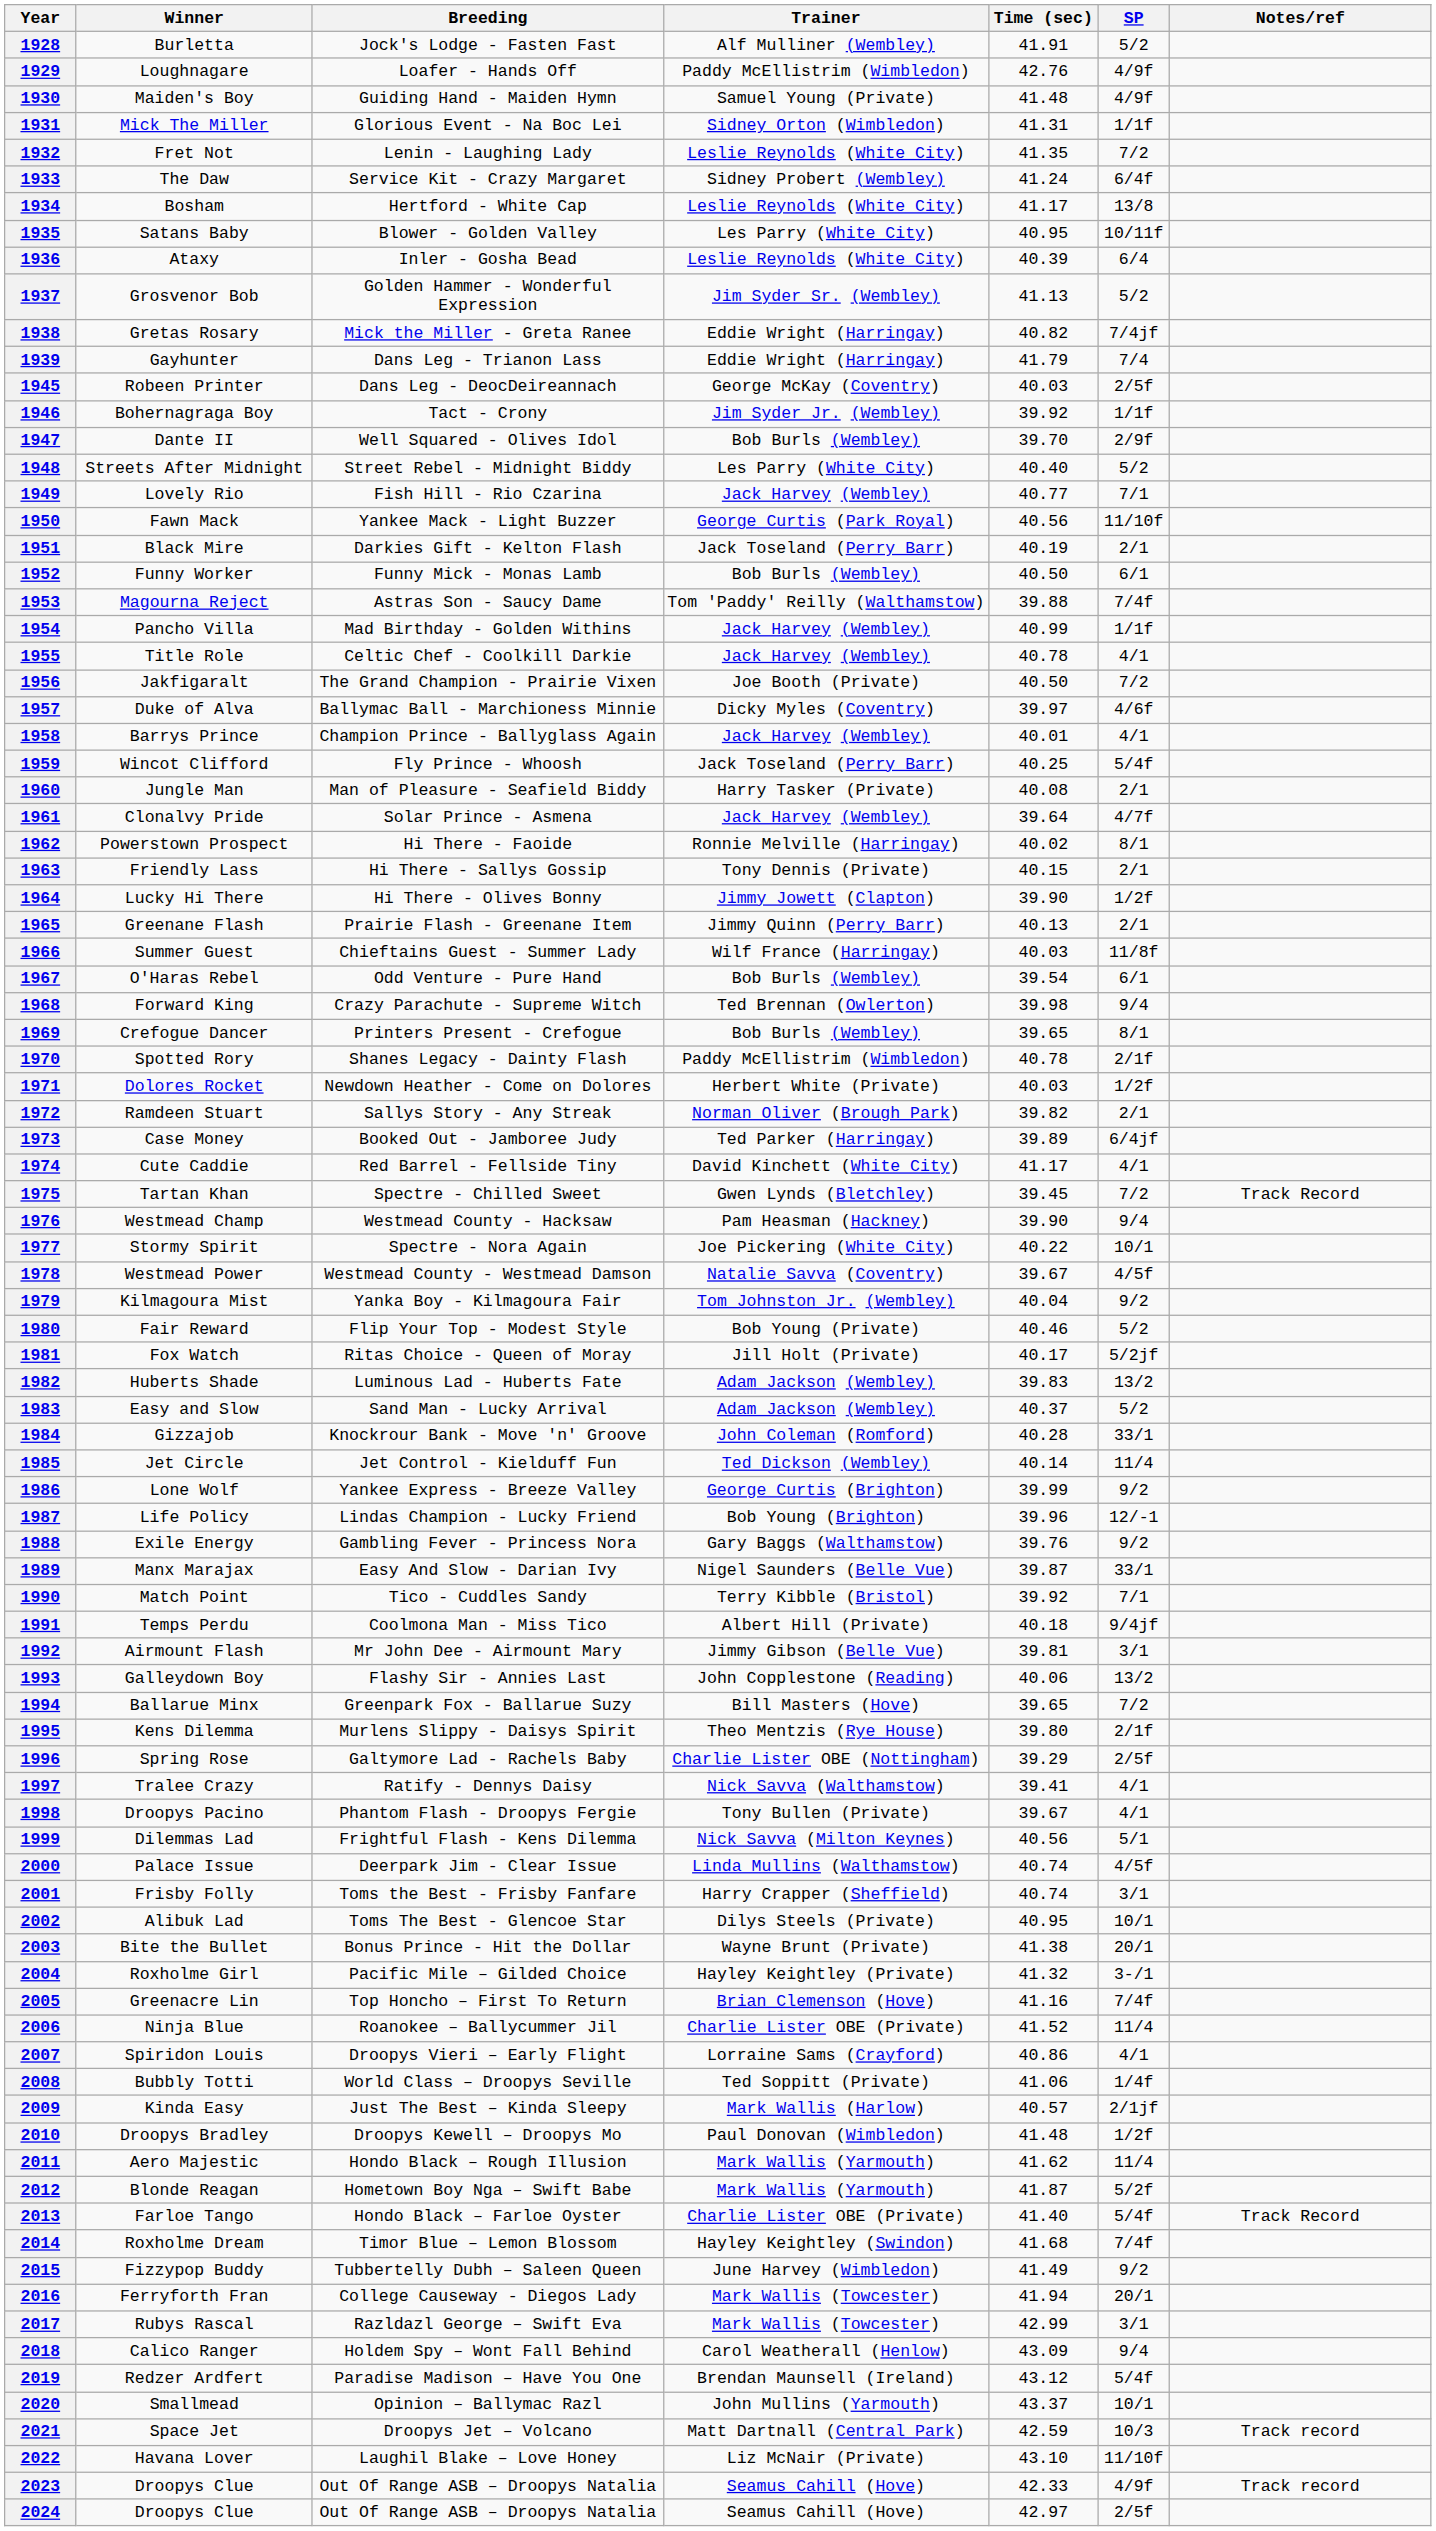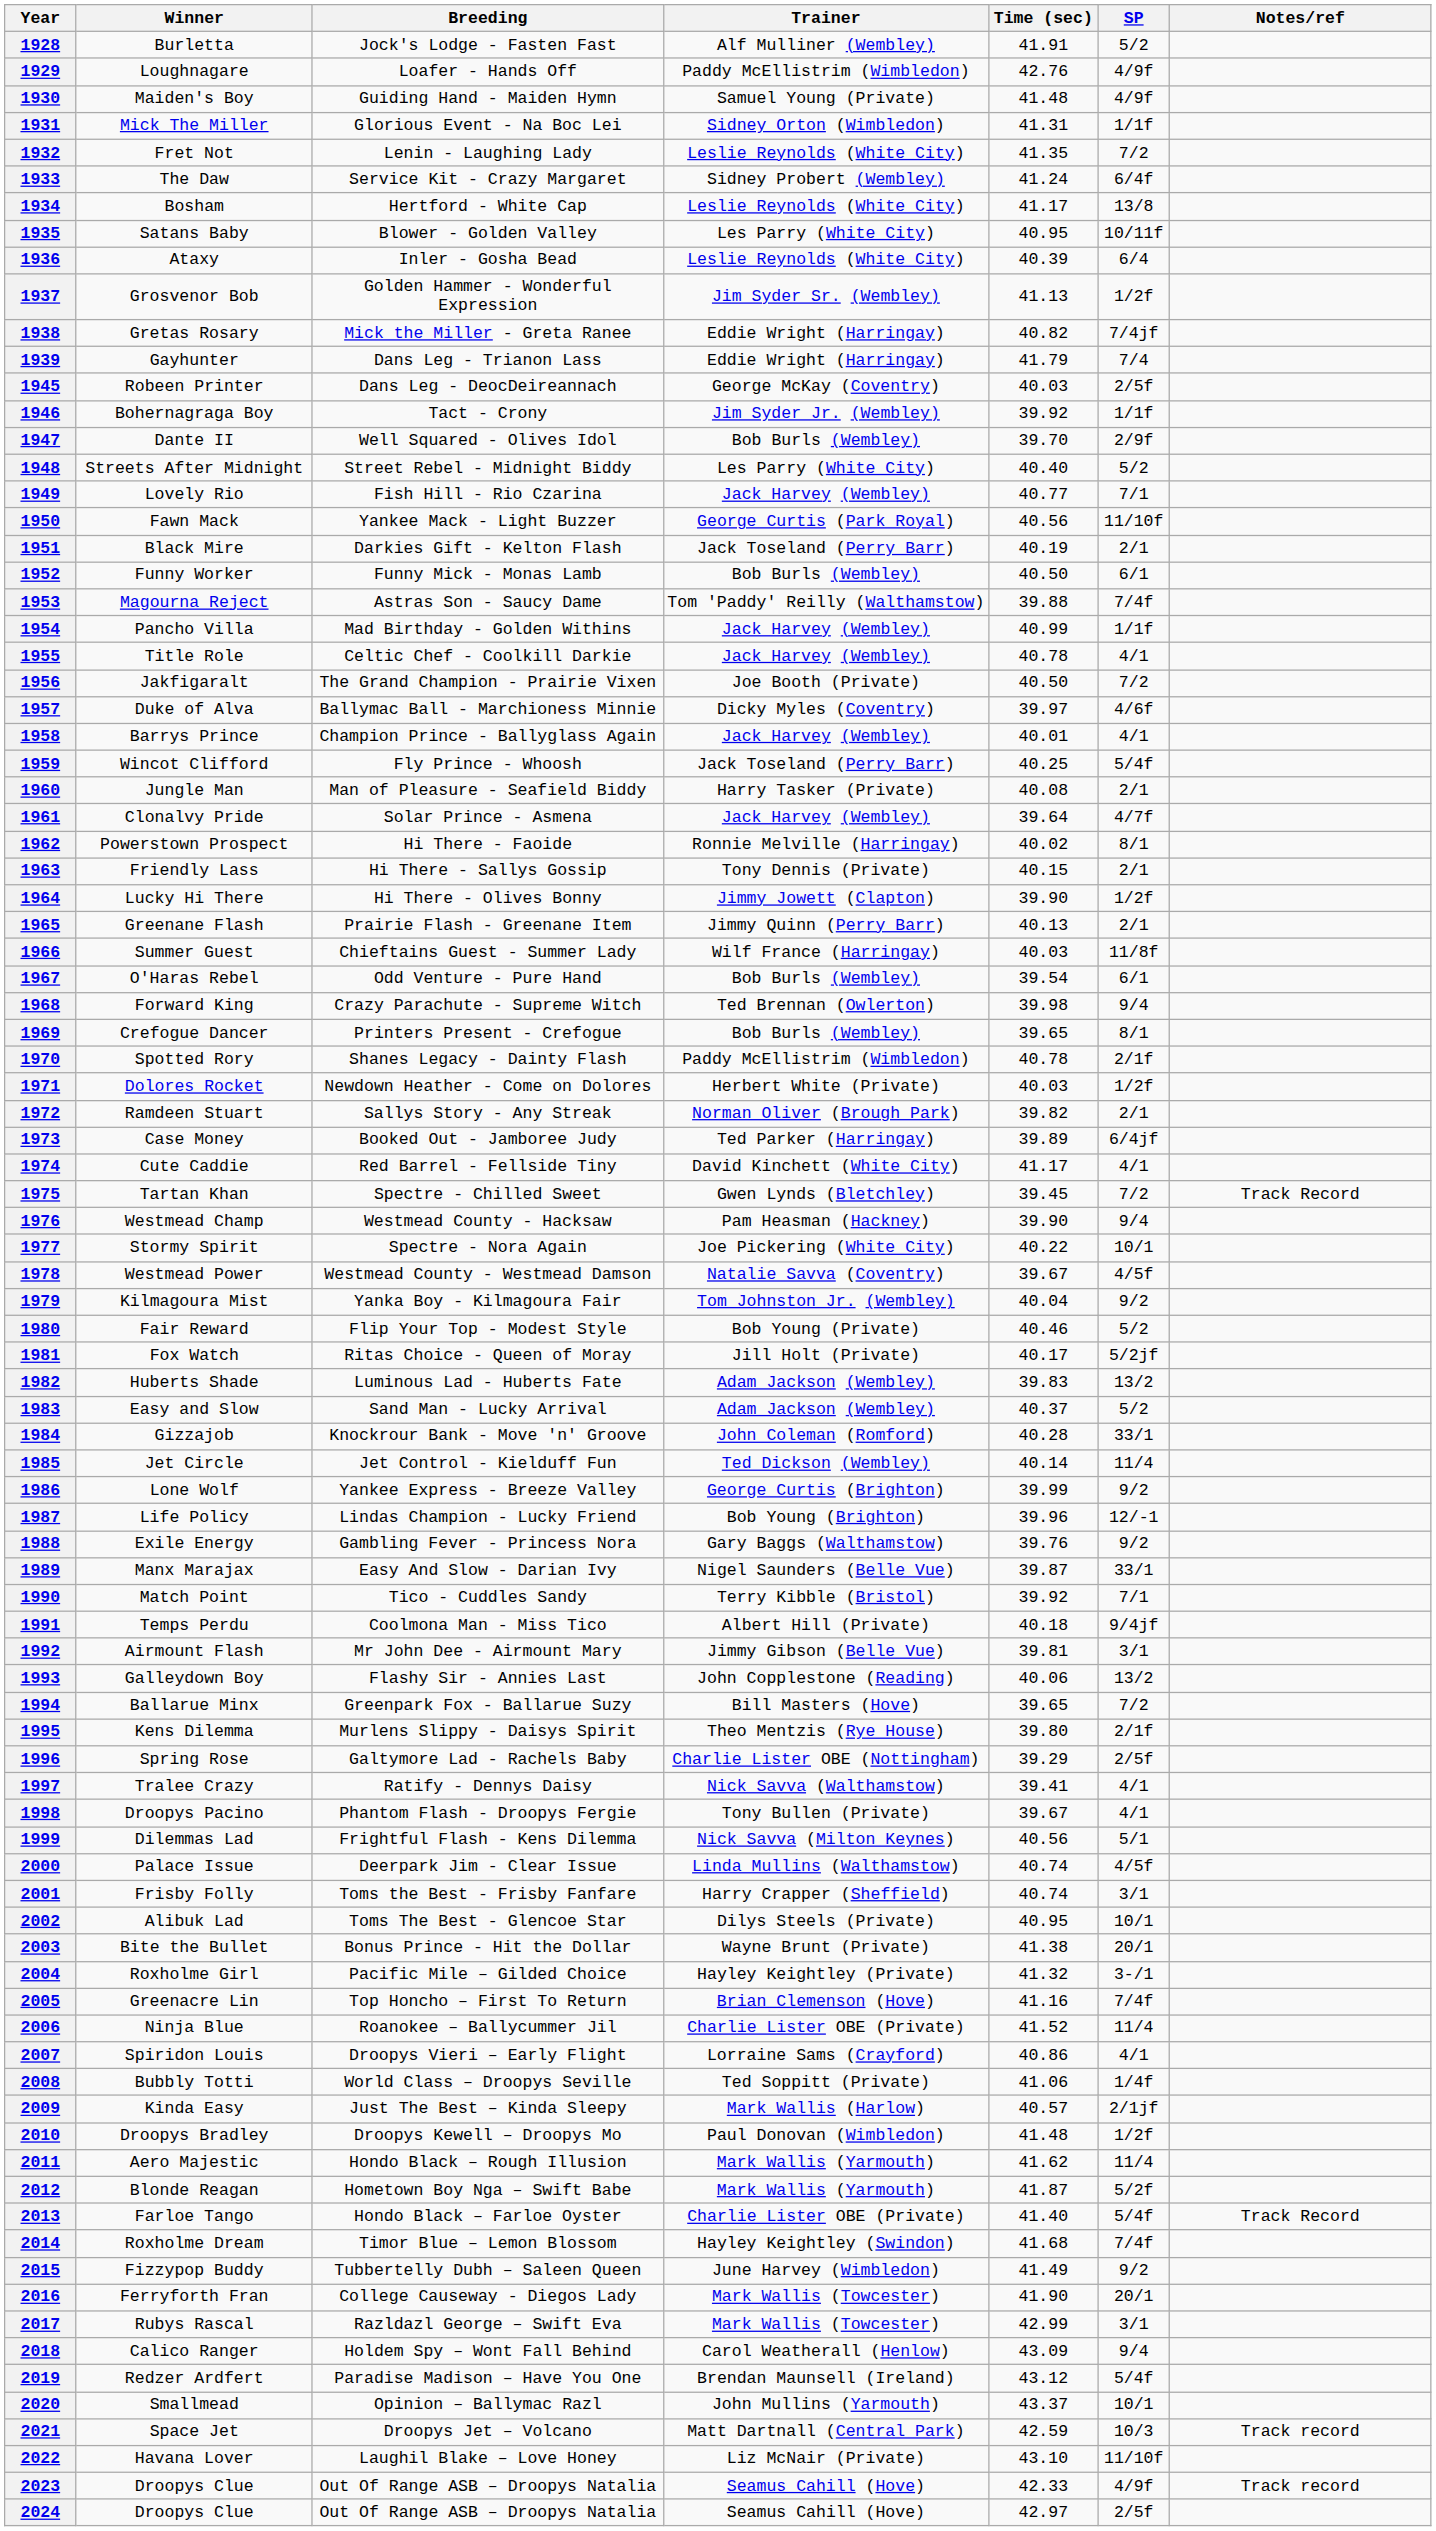(1134, 297) 5/2 -> (1134, 297) 1/2f
(1043, 2297) 41.94 -> (1043, 2297) 41.90
